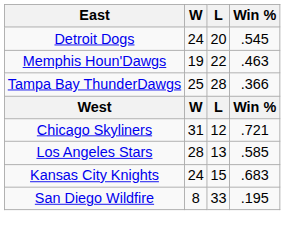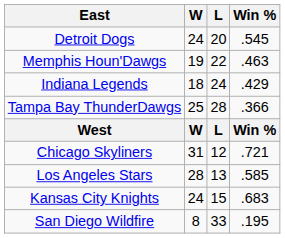+ row: (94, 84)
